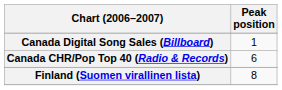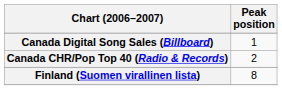(254, 59) 6 -> (254, 59) 2
